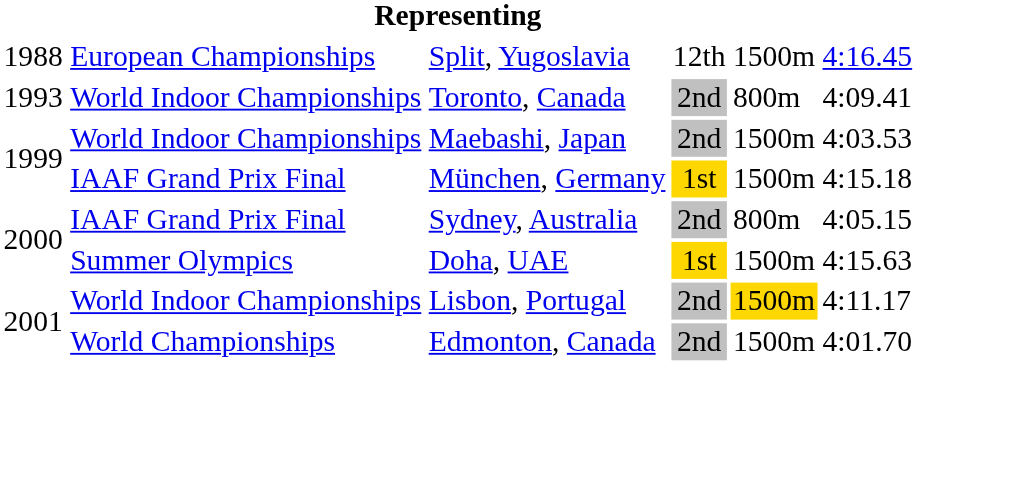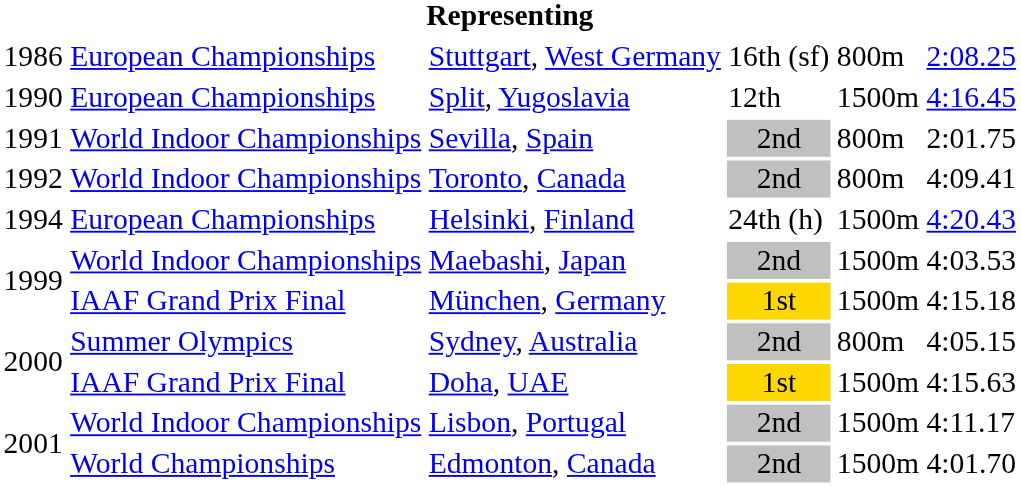+ row: (575, 56)
(33, 56) 1988 -> (33, 97) 1990
+ row: (511, 137)
(33, 97) 1993 -> (33, 178) 1992
+ row: (531, 219)
(208, 219) IAAF Grand Prix Final -> (182, 341) Summer Olympics
(182, 259) Summer Olympics -> (208, 382) IAAF Grand Prix Final
(774, 300) gold background -> (878, 422) no background
